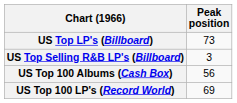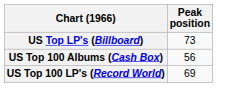- row: (95, 57)
